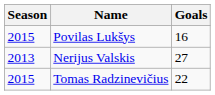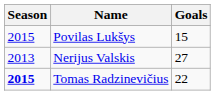(181, 36) 16 -> (181, 36) 15
(21, 79) normal -> (21, 79) bold
